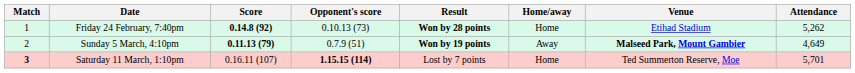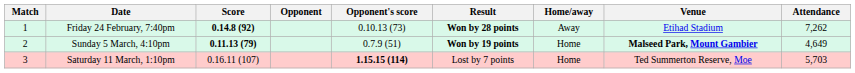+ column: (301, 12)
(547, 28) Home -> (569, 28) Away
(814, 28) 5,262 -> (816, 28) 7,262
(547, 44) Away -> (569, 44) Home
(27, 60) bold -> (25, 60) normal
(814, 60) 5,701 -> (816, 60) 5,703
